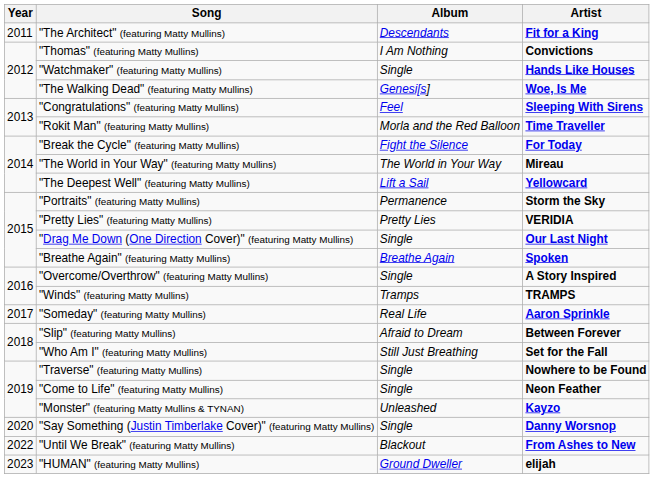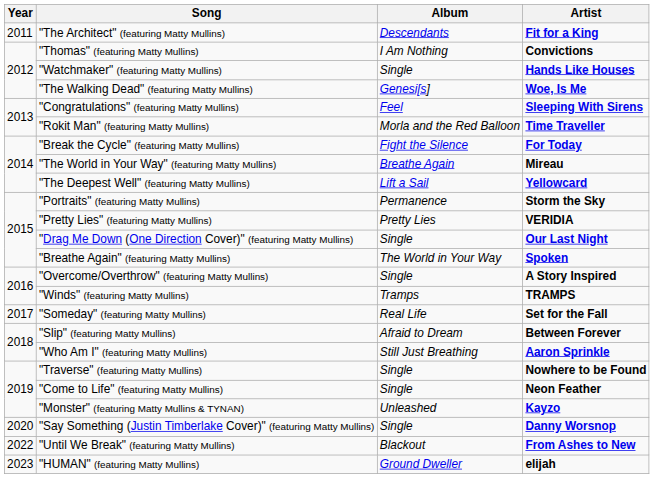(440, 164) The World in Your Way -> (417, 164) Breathe Again
(417, 257) Breathe Again -> (440, 257) The World in Your Way
(568, 314) Aaron Sprinkle -> (567, 314) Set for the Fall
(567, 351) Set for the Fall -> (568, 351) Aaron Sprinkle
